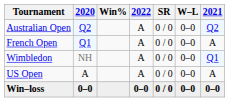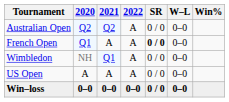columns swapped: (213, 12) <-> (113, 12)
(164, 43) normal -> (156, 43) bold
